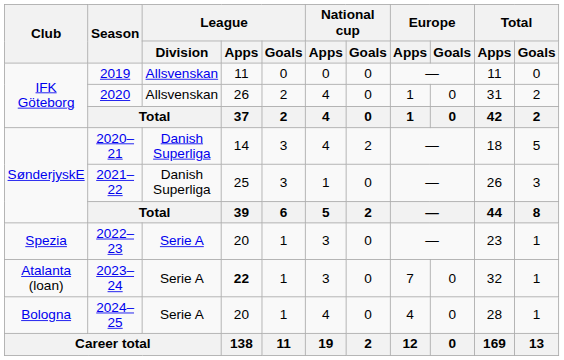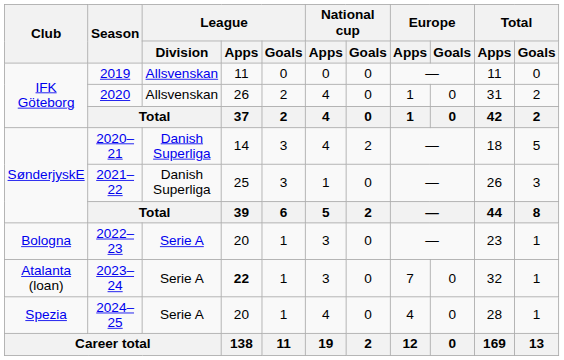(46, 241) Spezia -> (46, 241) Bologna
(46, 315) Bologna -> (46, 315) Spezia
